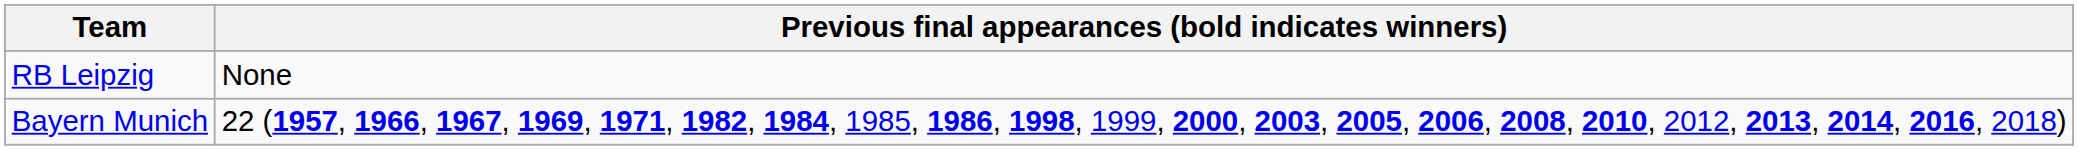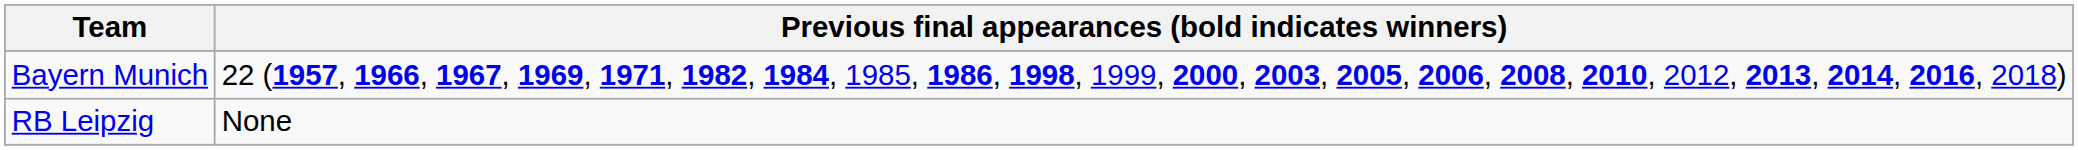rows swapped: (83, 74) <-> (110, 121)
